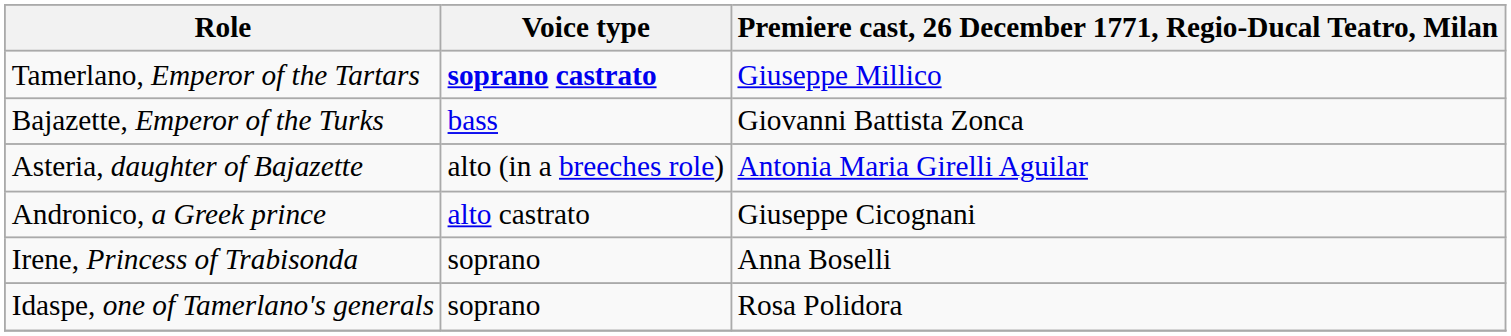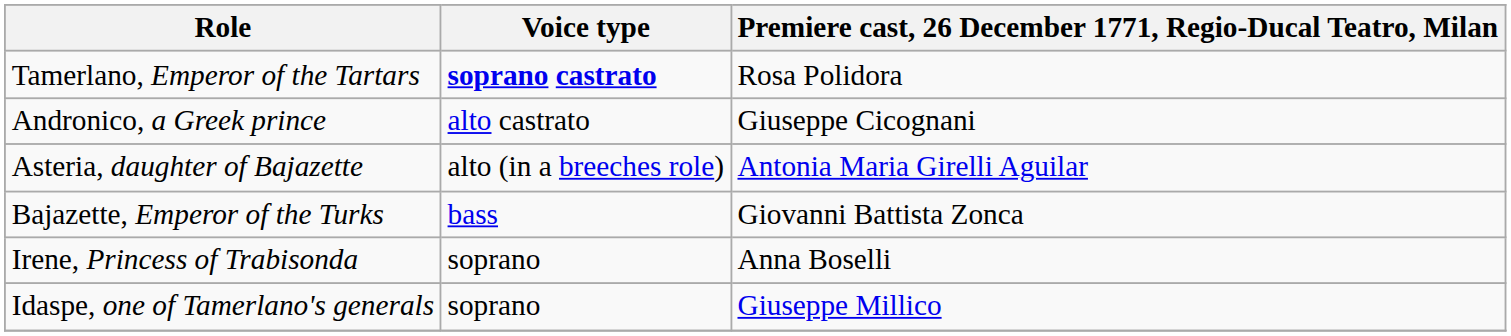(840, 74) Giuseppe Millico -> (820, 74) Rosa Polidora
rows swapped: (198, 120) <-> (169, 213)
(820, 306) Rosa Polidora -> (840, 306) Giuseppe Millico
